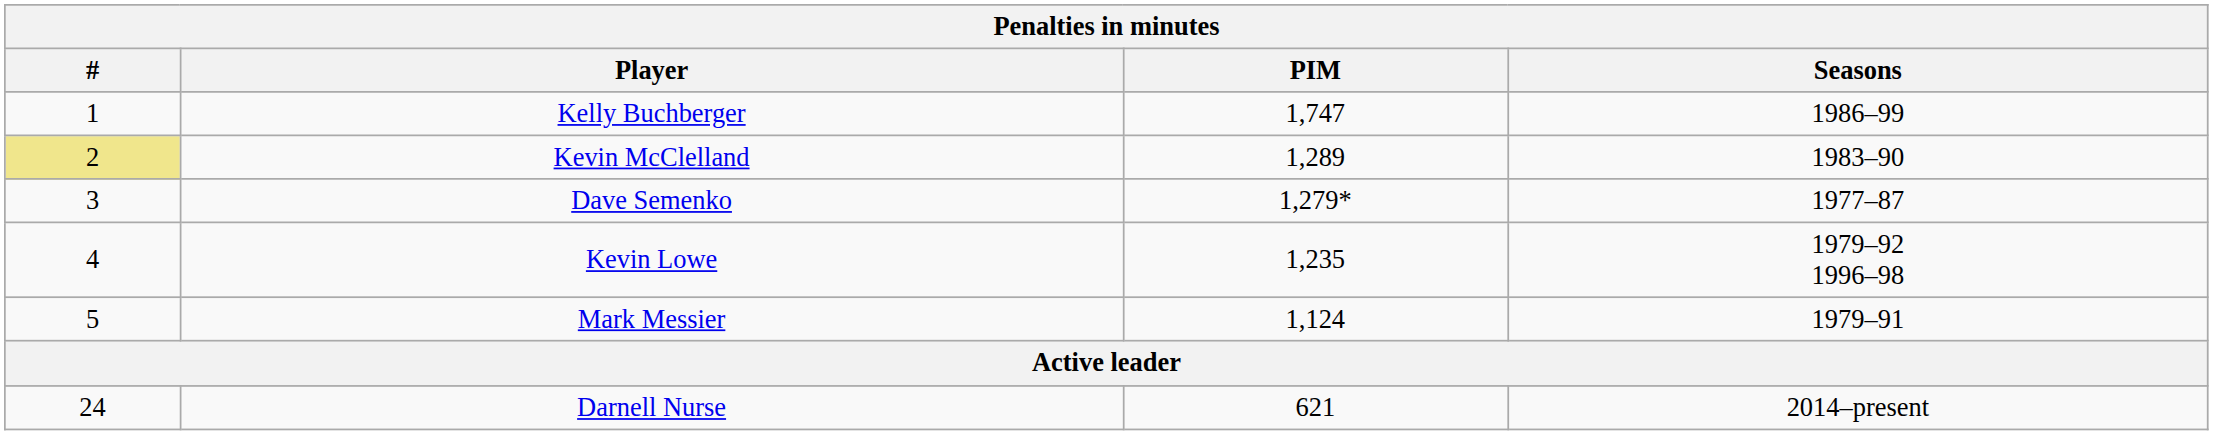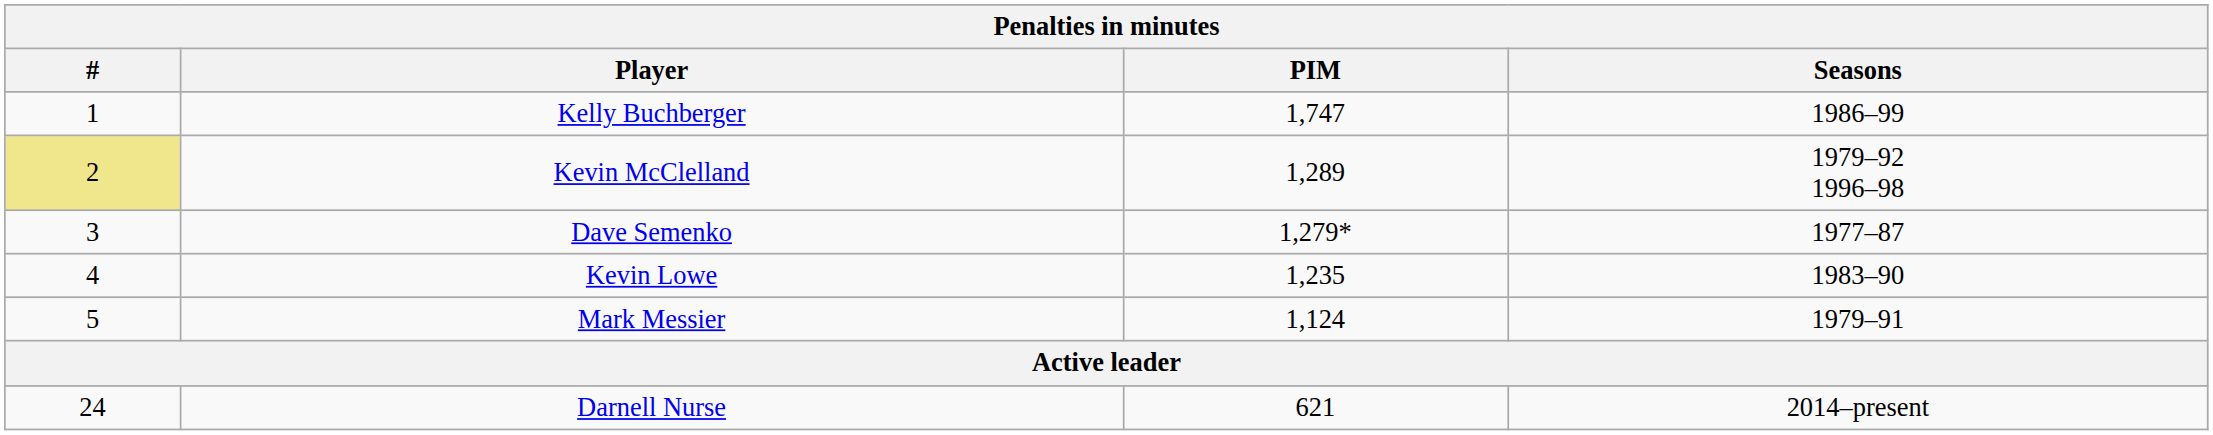(1858, 157) 1983–90 -> (1858, 172) 1979–92 1996–98
(1858, 260) 1979–92 1996–98 -> (1858, 275) 1983–90
